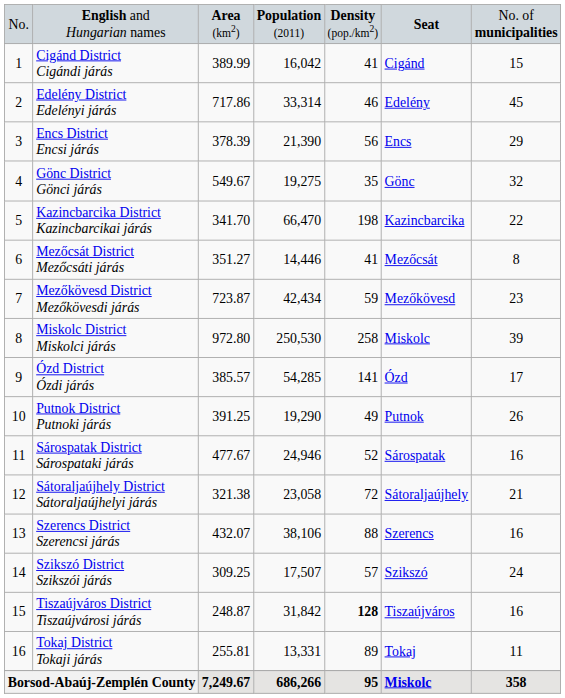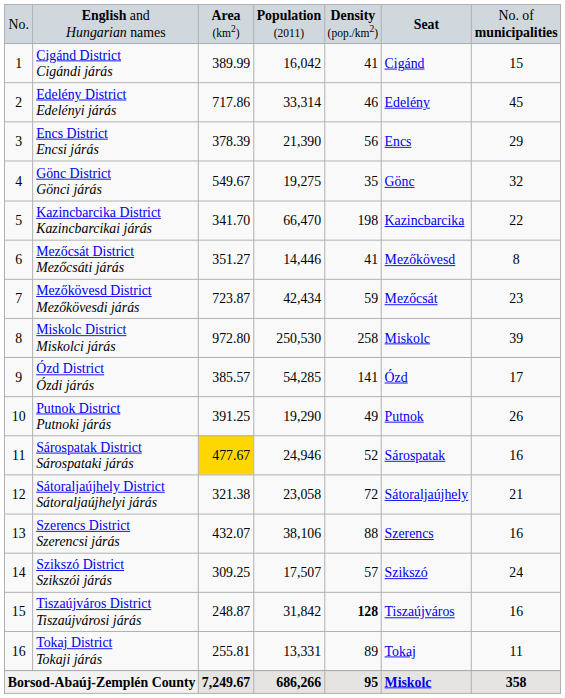(411, 259) Mezőcsát -> (420, 259) Mezőkövesd
(420, 298) Mezőkövesd -> (411, 298) Mezőcsát
(231, 455) no background -> (231, 455) gold background
